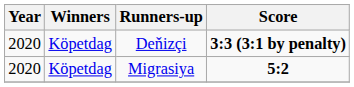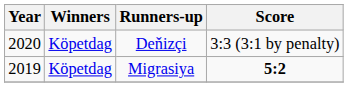(278, 43) bold -> (275, 43) normal
(25, 69) 2020 -> (25, 69) 2019
